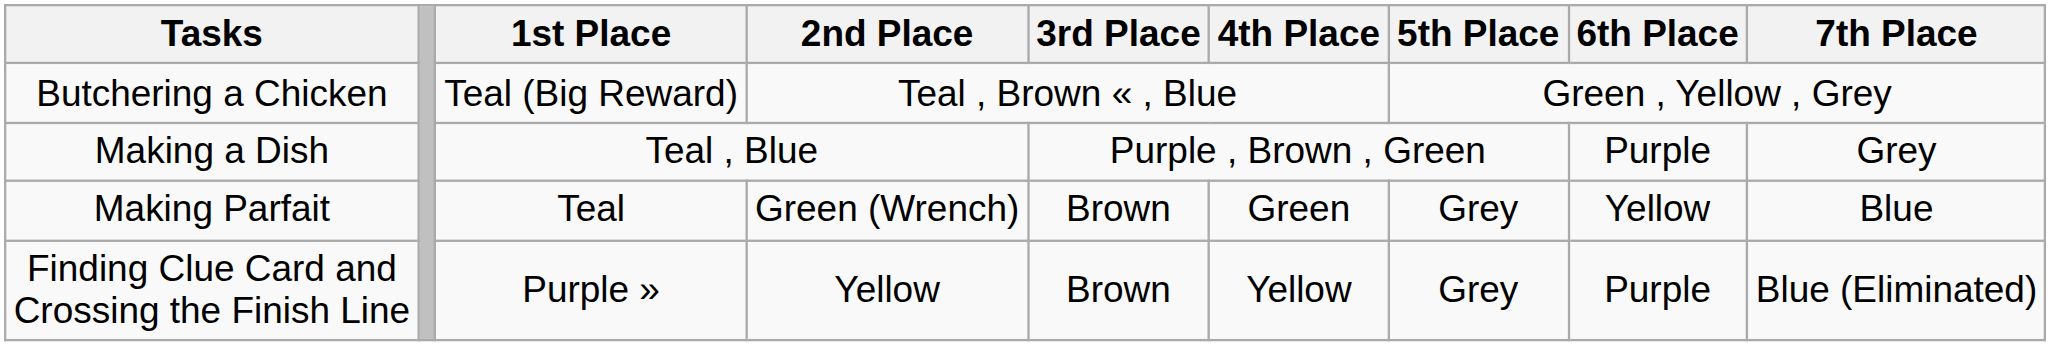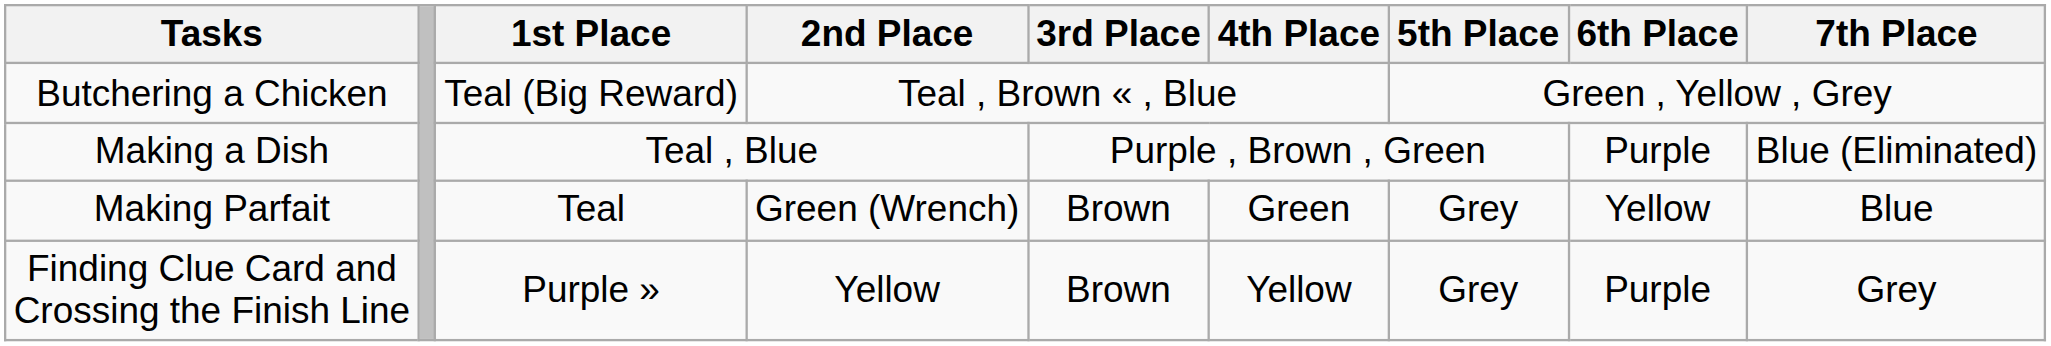(1896, 151) Grey -> (1896, 151) Blue (Eliminated)
(1896, 289) Blue (Eliminated) -> (1896, 289) Grey
